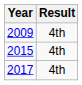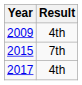(57, 51) 4th -> (57, 51) 7th
